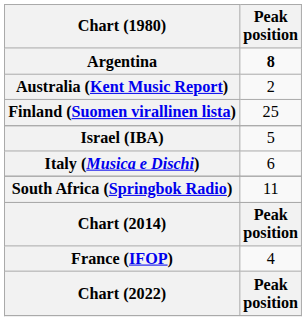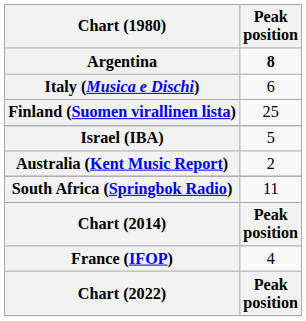rows swapped: (122, 86) <-> (122, 163)
